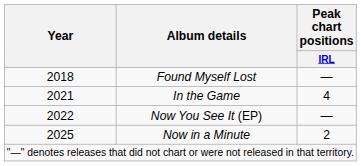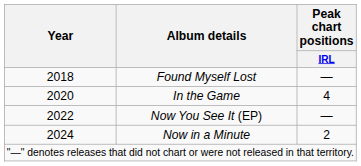(60, 96) 2021 -> (60, 96) 2020
(60, 134) 2025 -> (60, 134) 2024
